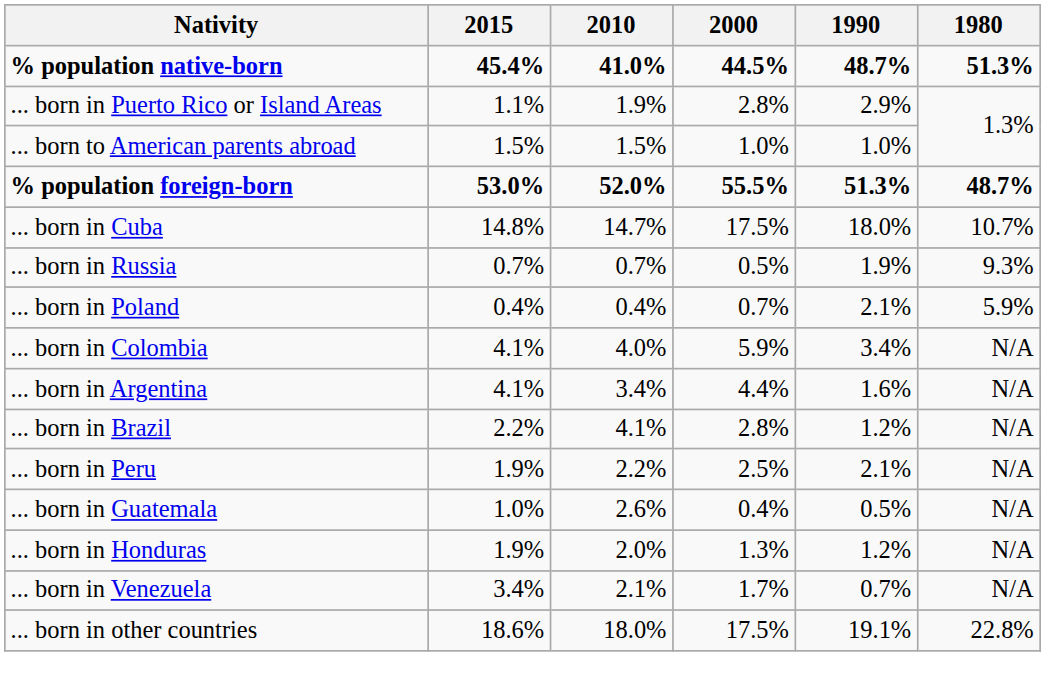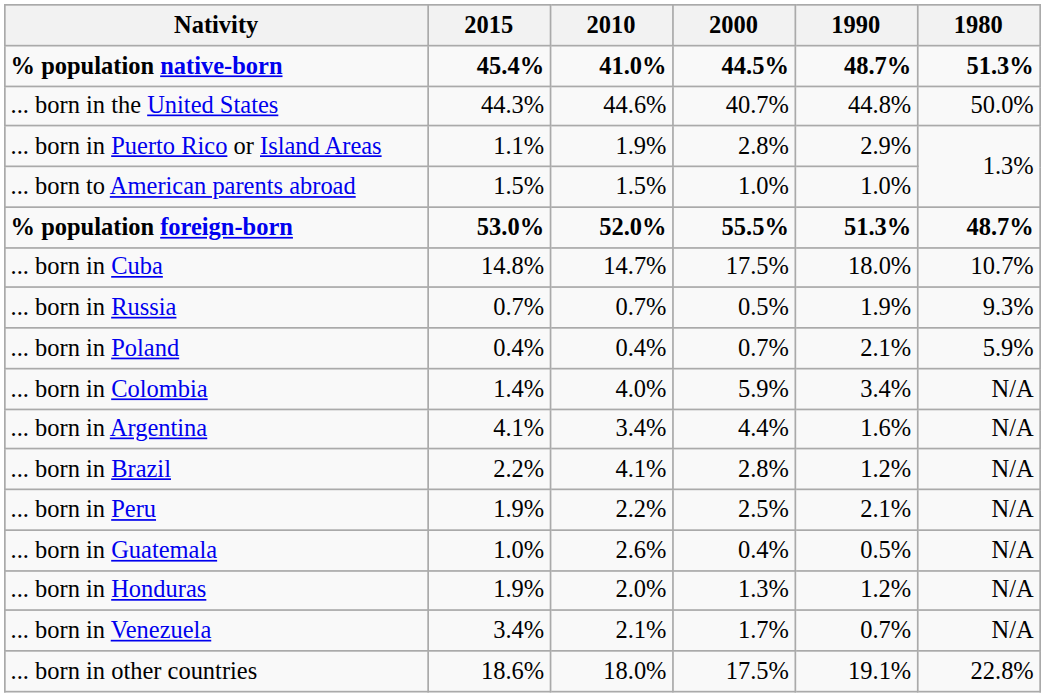+ row: (144, 105)
(519, 348) 4.1% -> (519, 388) 1.4%
